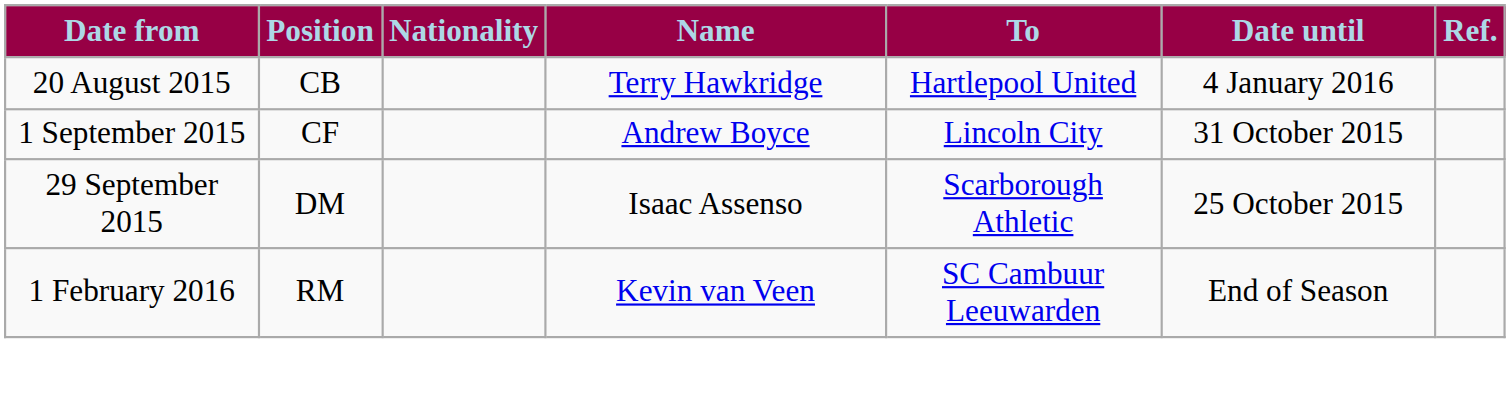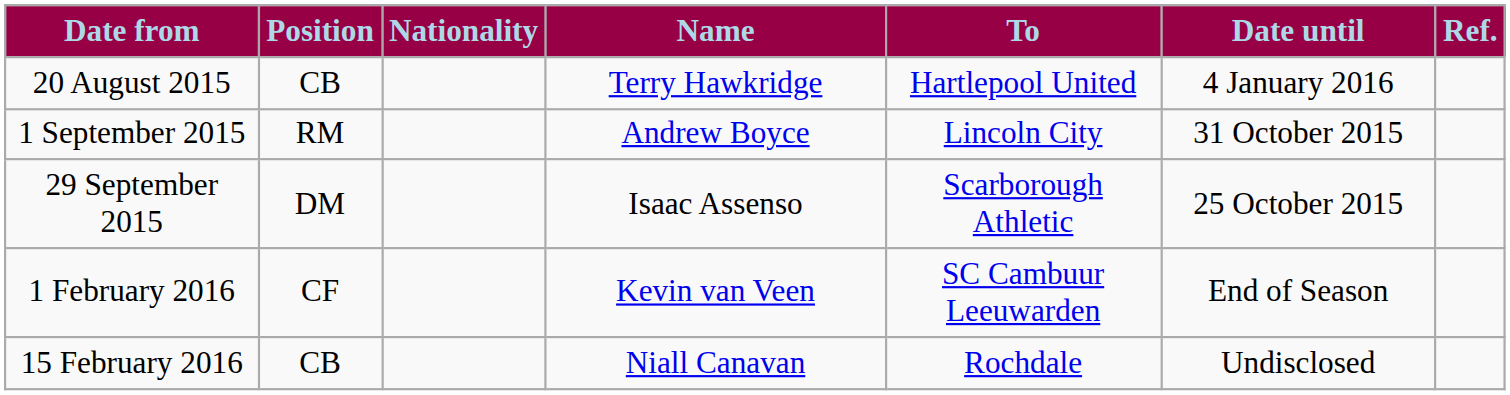(320, 133) CF -> (320, 133) RM
(320, 292) RM -> (320, 292) CF
+ row: (132, 362)
